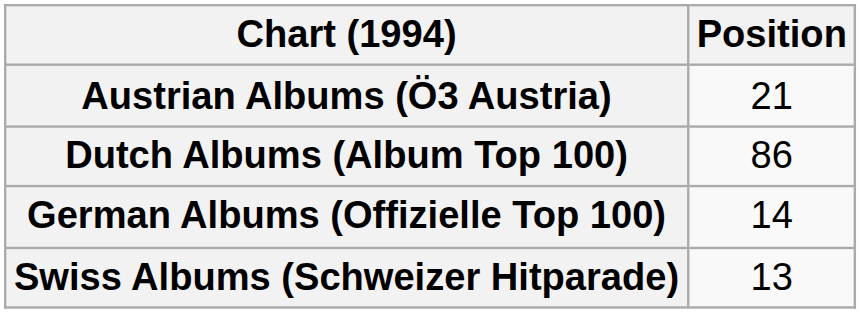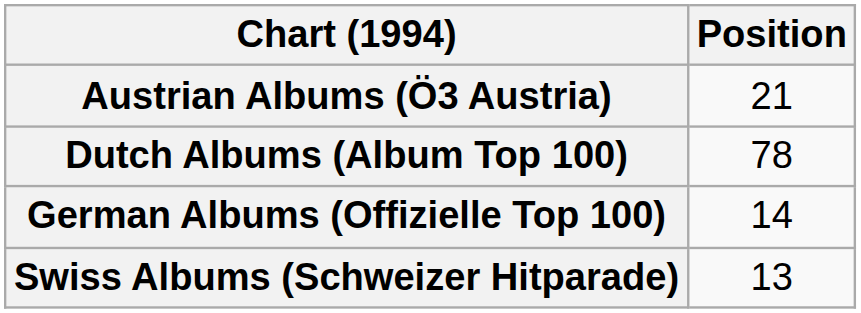(772, 155) 86 -> (772, 155) 78
